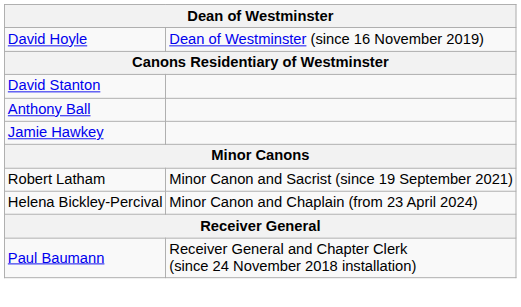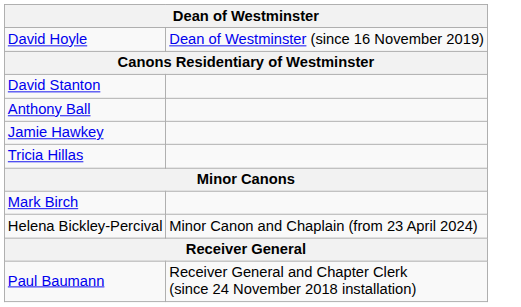+ row: (46, 156)
+ row: (43, 202)
- row: (57, 179)
